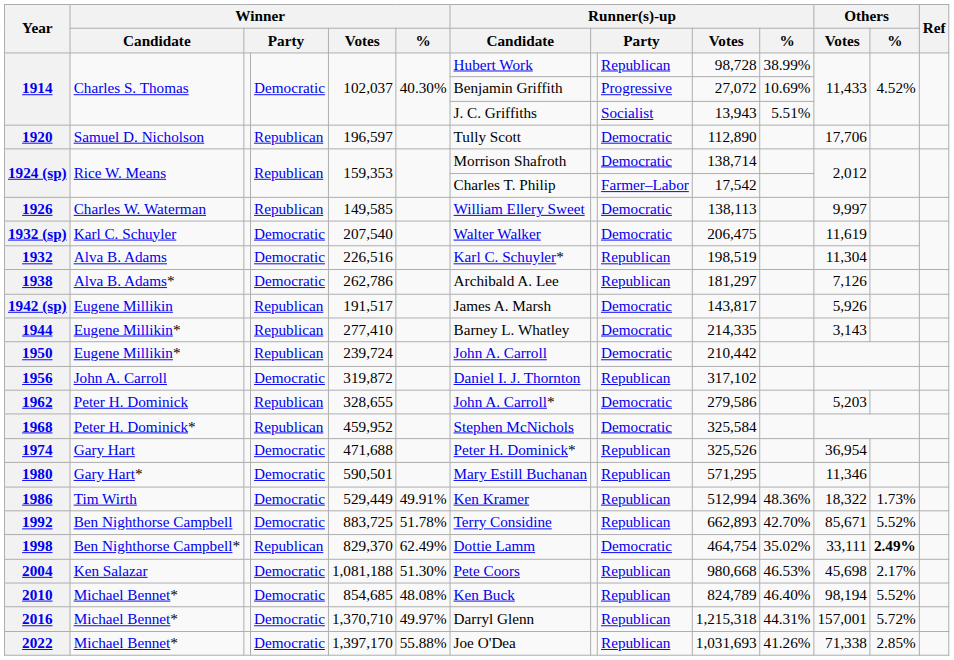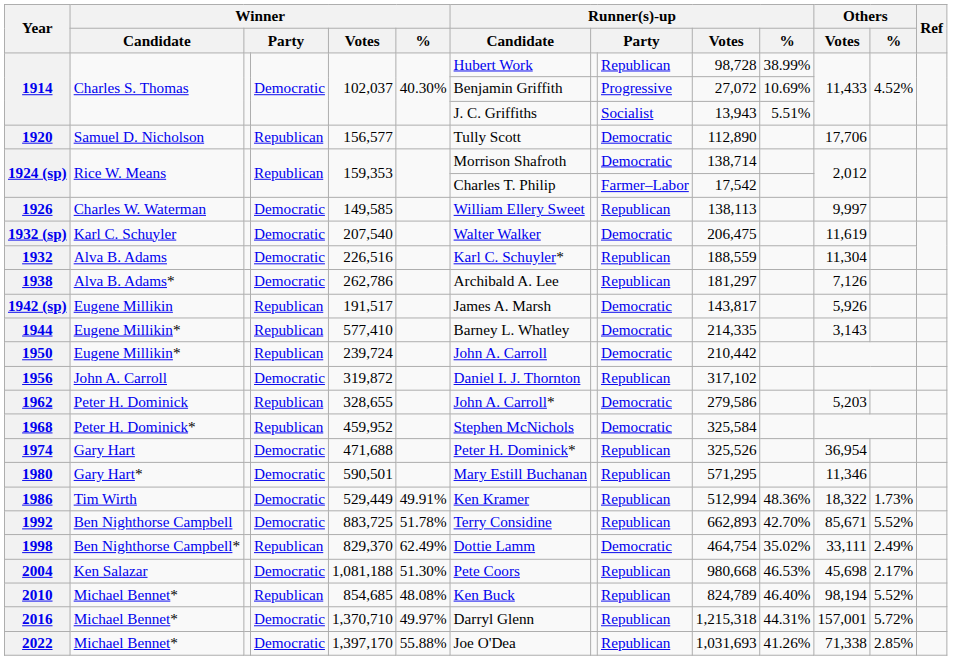(368, 137) 196,597 -> (368, 137) 156,577
(289, 209) Republican -> (289, 209) Democratic
(636, 209) Democratic -> (636, 209) Republican
(732, 257) 198,519 -> (732, 257) 188,559
(368, 329) 277,410 -> (368, 329) 577,410
(895, 546) bold -> (894, 546) normal
(289, 595) Democratic -> (289, 595) Republican
